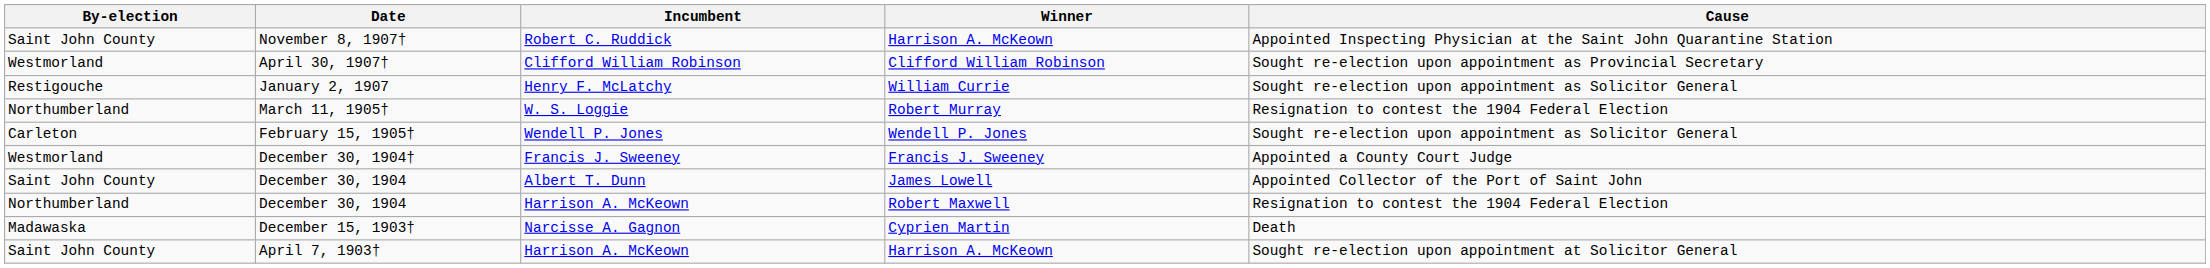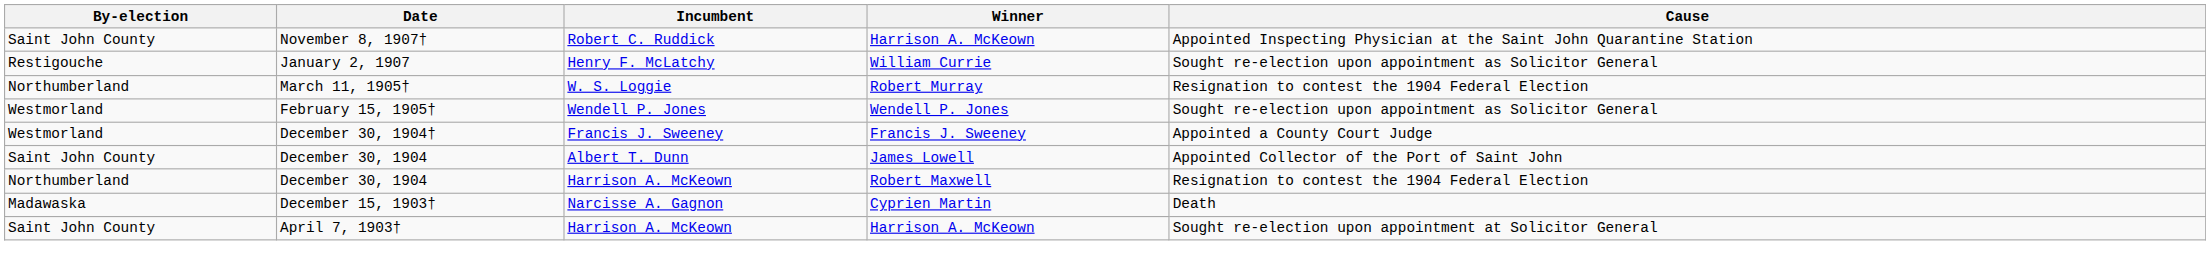- row: (324, 63)
(43, 134) Carleton -> (56, 110) Westmorland
